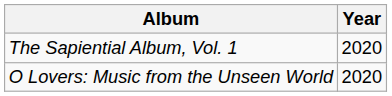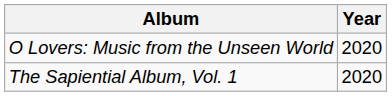rows swapped: (123, 47) <-> (171, 76)
